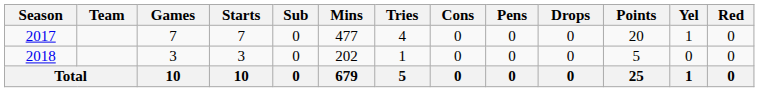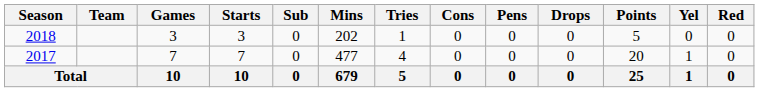rows swapped: (41, 35) <-> (41, 56)
